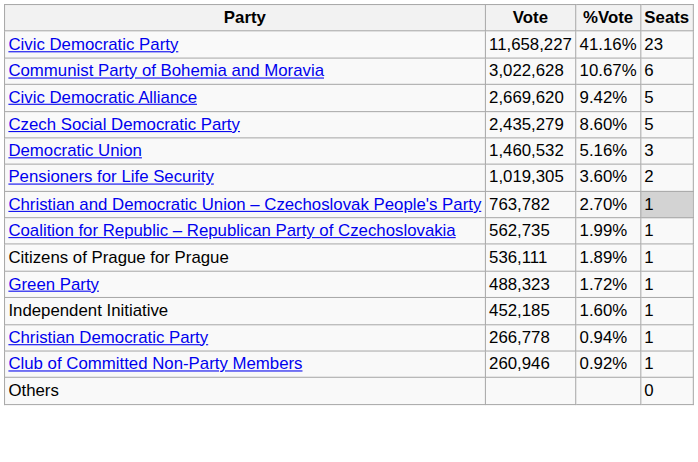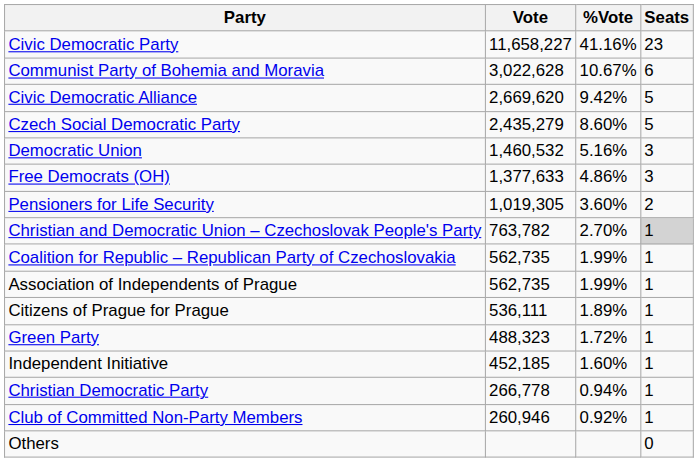+ row: (89, 177)
+ row: (153, 284)
